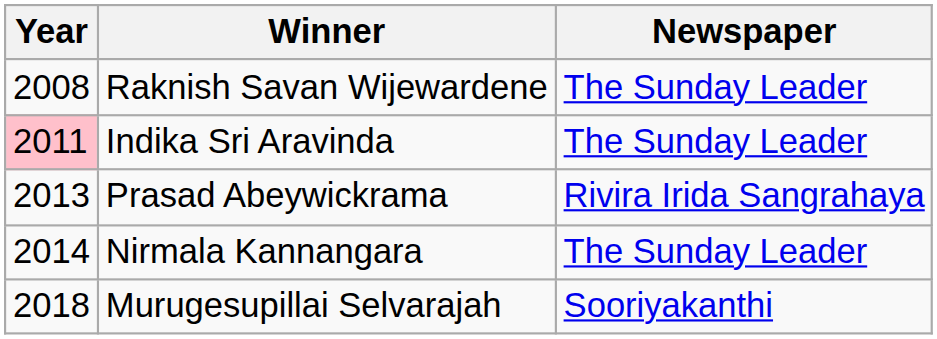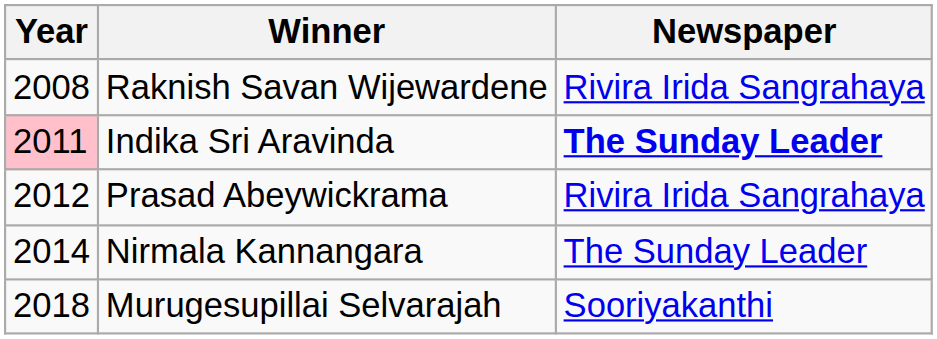(715, 86) The Sunday Leader -> (744, 86) Rivira Irida Sangrahaya
(715, 141) normal -> (723, 141) bold
(51, 196) 2013 -> (51, 196) 2012
